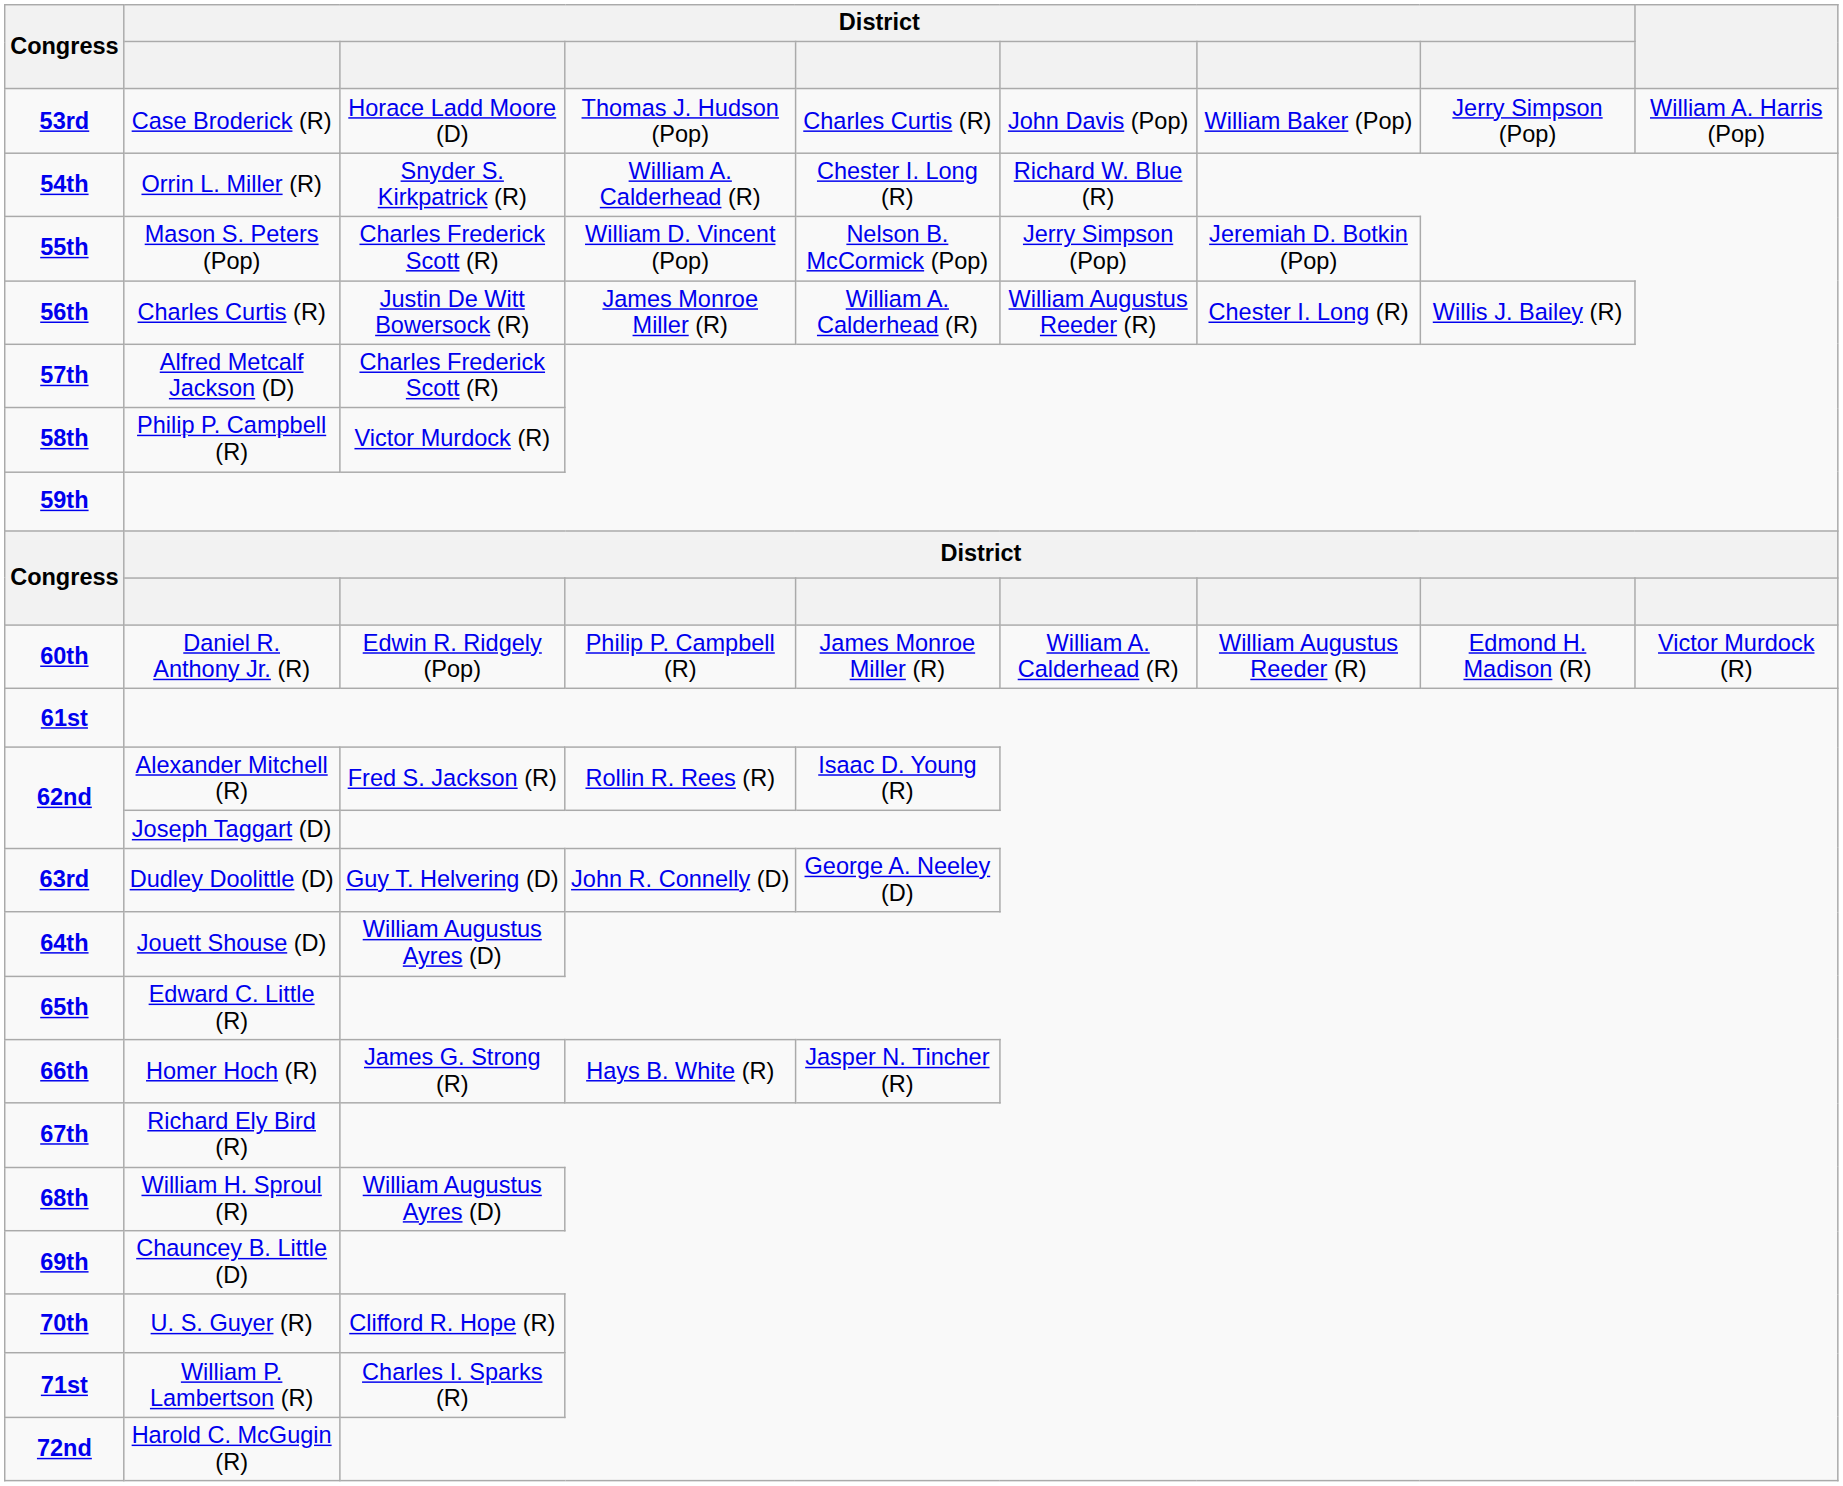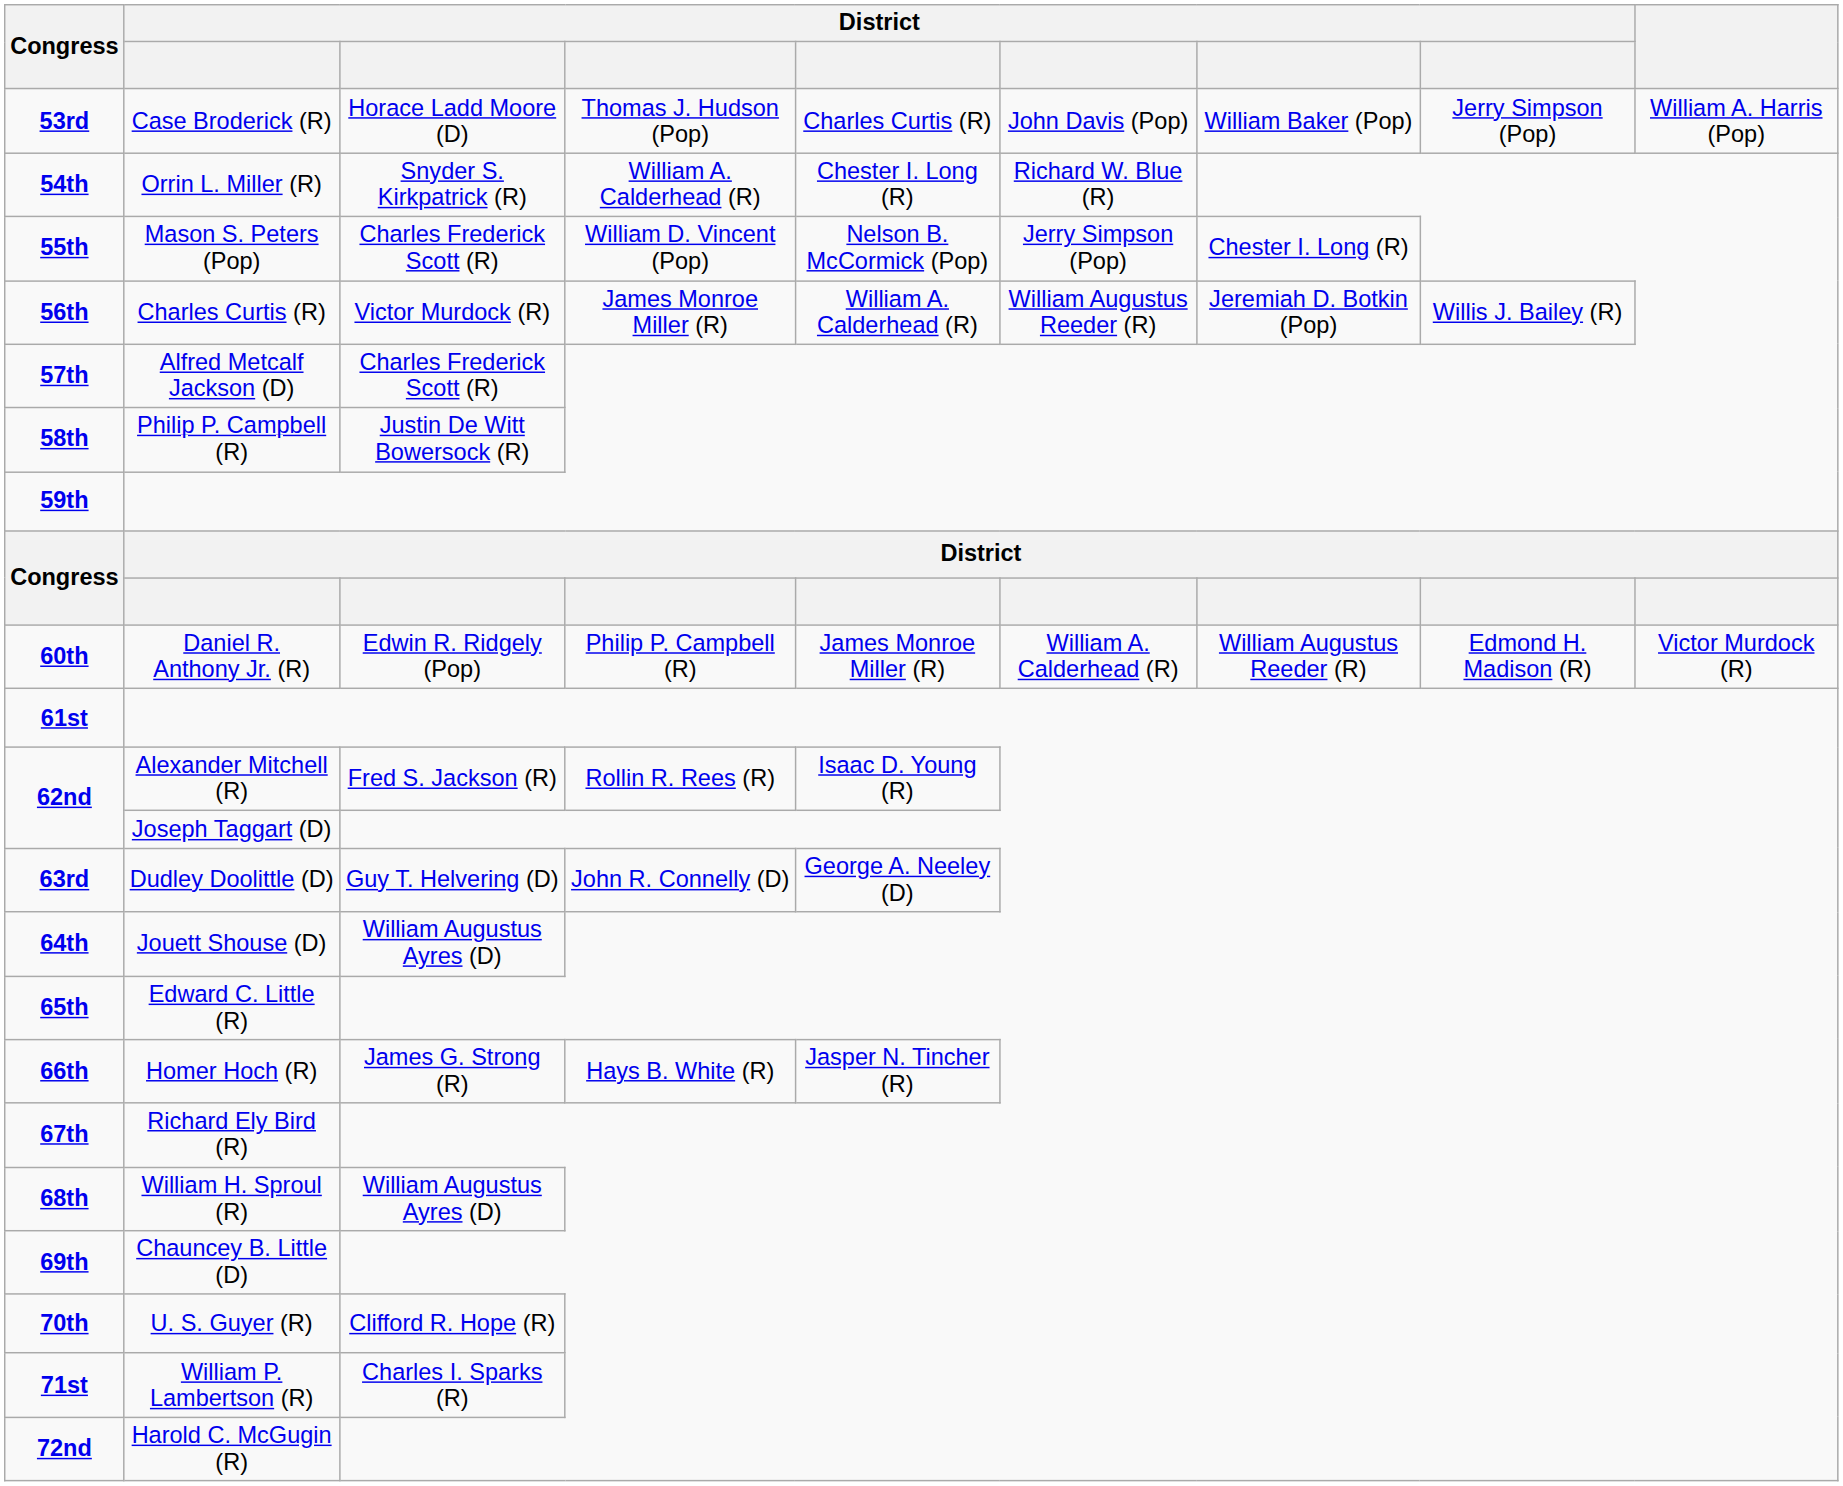(1308, 248) Jeremiah D. Botkin (Pop) -> (1308, 248) Chester I. Long (R)
(452, 312) Justin De Witt Bowersock (R) -> (452, 312) Victor Murdock (R)
(1308, 312) Chester I. Long (R) -> (1308, 312) Jeremiah D. Botkin (Pop)
(452, 439) Victor Murdock (R) -> (452, 439) Justin De Witt Bowersock (R)
